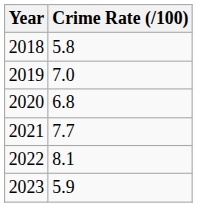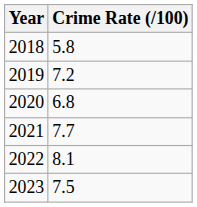(63, 74) 7.0 -> (63, 74) 7.2
(63, 187) 5.9 -> (63, 187) 7.5
